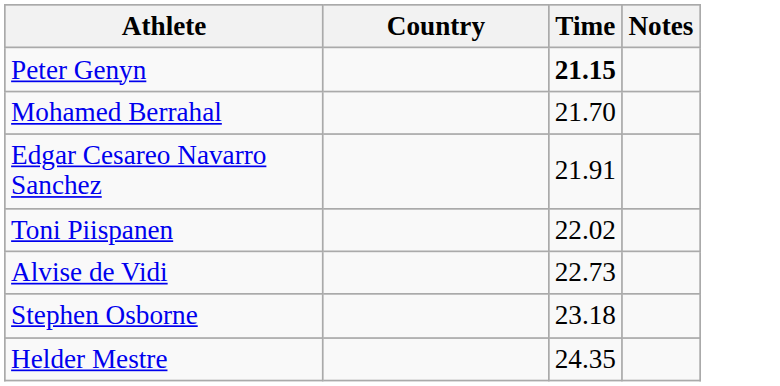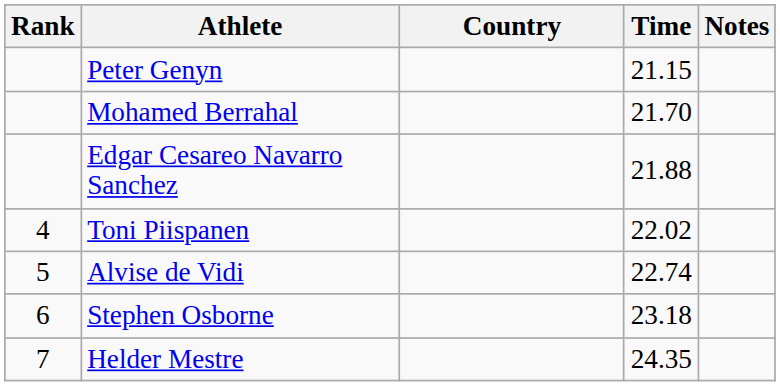+ column: (43, 26)
(585, 69) bold -> (661, 69) normal
(585, 170) 21.91 -> (661, 170) 21.88
(585, 272) 22.73 -> (661, 272) 22.74
